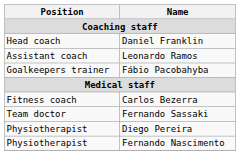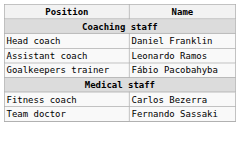- row: (157, 129)
- row: (173, 143)
